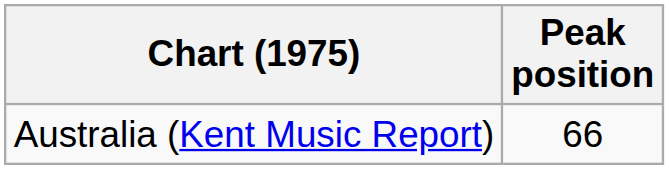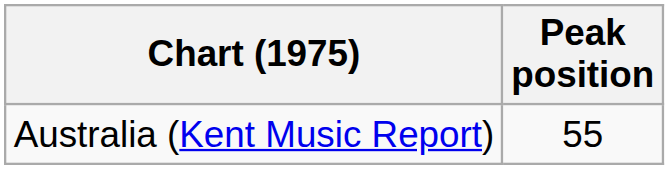(583, 133) 66 -> (583, 133) 55
